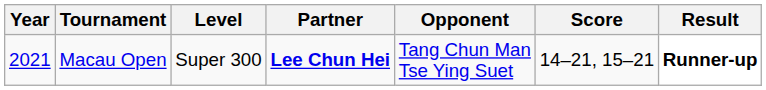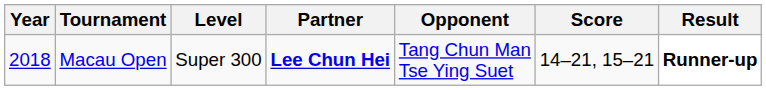(30, 60) 2021 -> (30, 60) 2018
